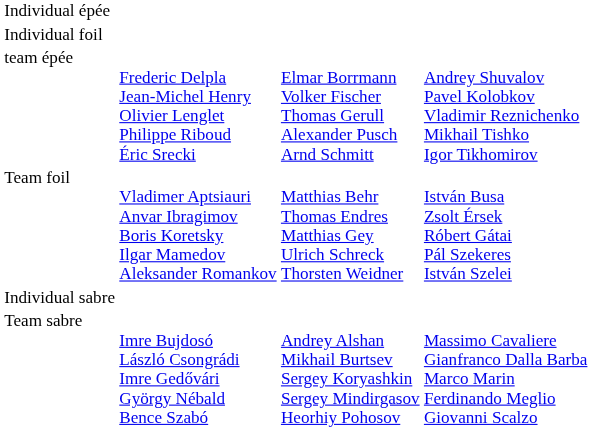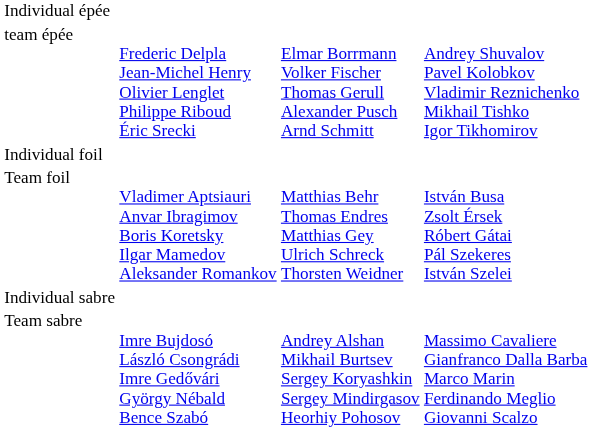rows swapped: (39, 57) <-> (53, 34)
